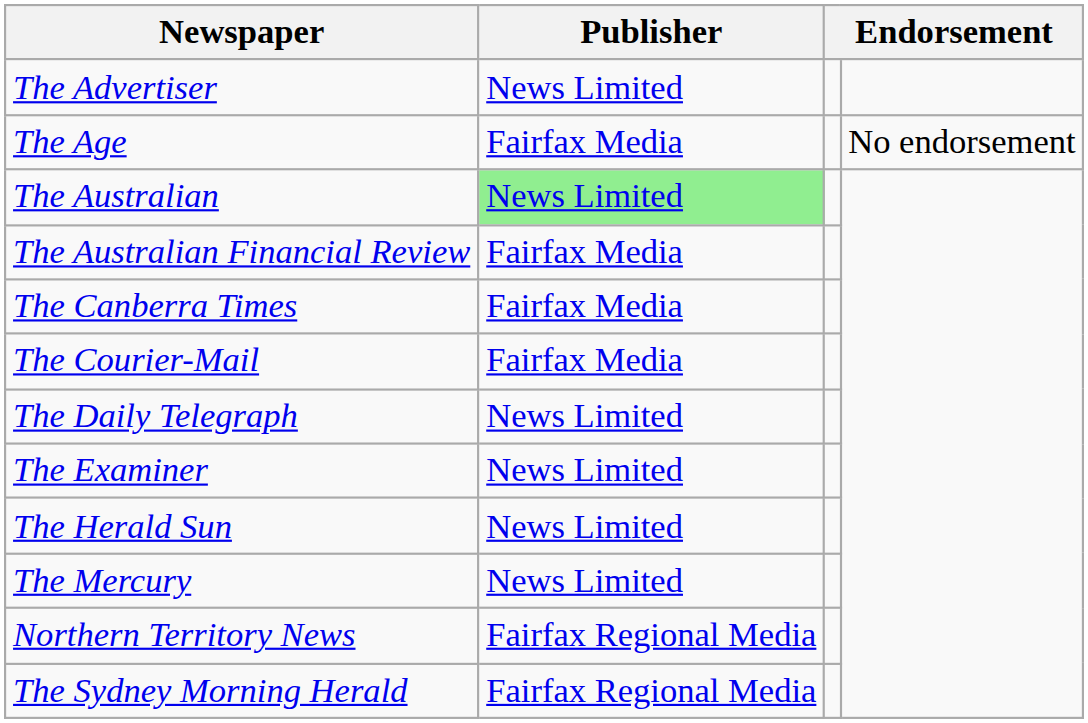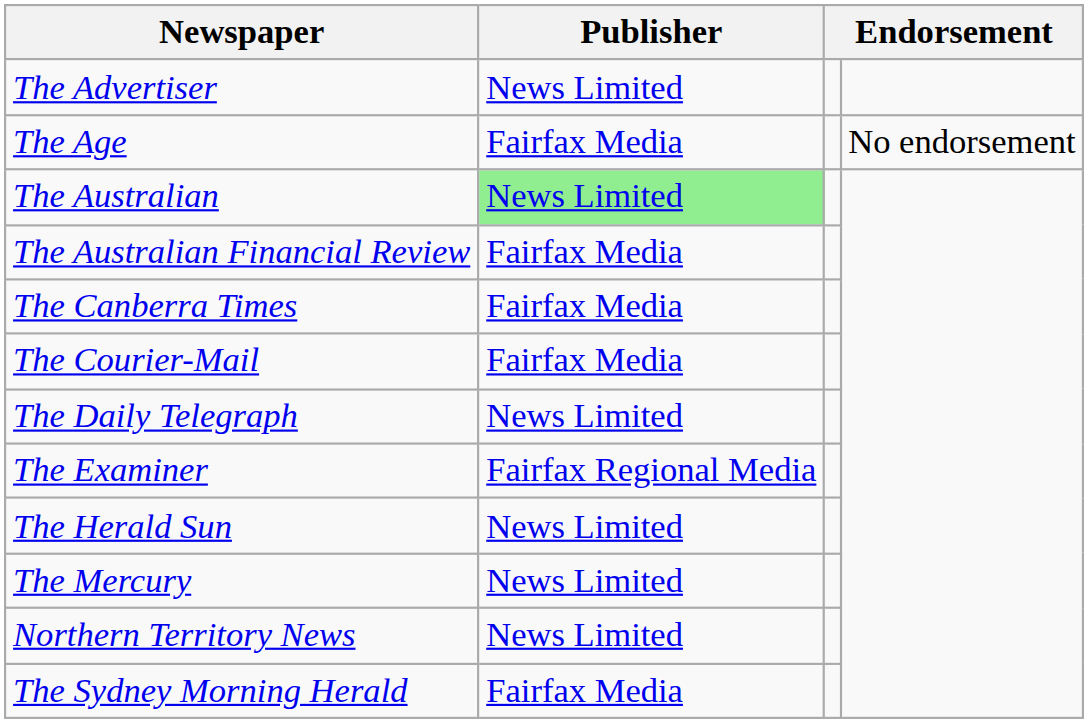(585, 470) News Limited -> (651, 470) Fairfax Regional Media
(651, 634) Fairfax Regional Media -> (585, 634) News Limited
(651, 689) Fairfax Regional Media -> (585, 689) Fairfax Media
